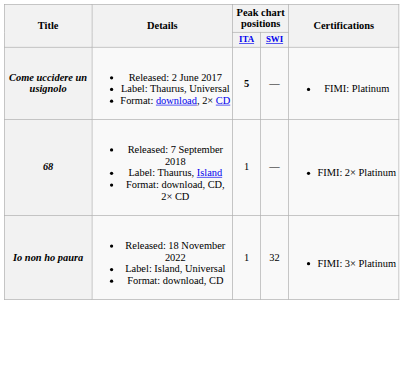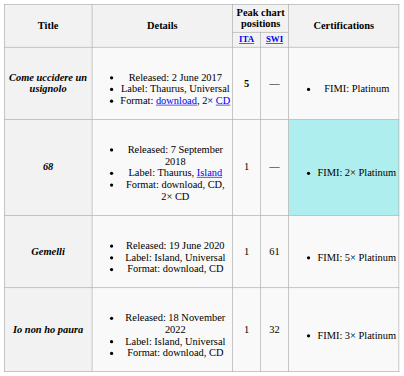(344, 173) no background -> (344, 173) paleturquoise background
+ row: (48, 251)
